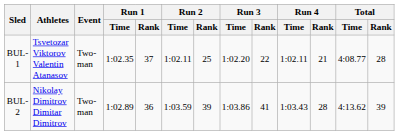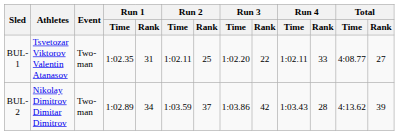(149, 59) 37 -> (149, 59) 31
(323, 59) 21 -> (323, 59) 33
(381, 59) 28 -> (381, 59) 27
(149, 107) 36 -> (149, 107) 34
(207, 107) 39 -> (207, 107) 37
(265, 107) 41 -> (265, 107) 42
